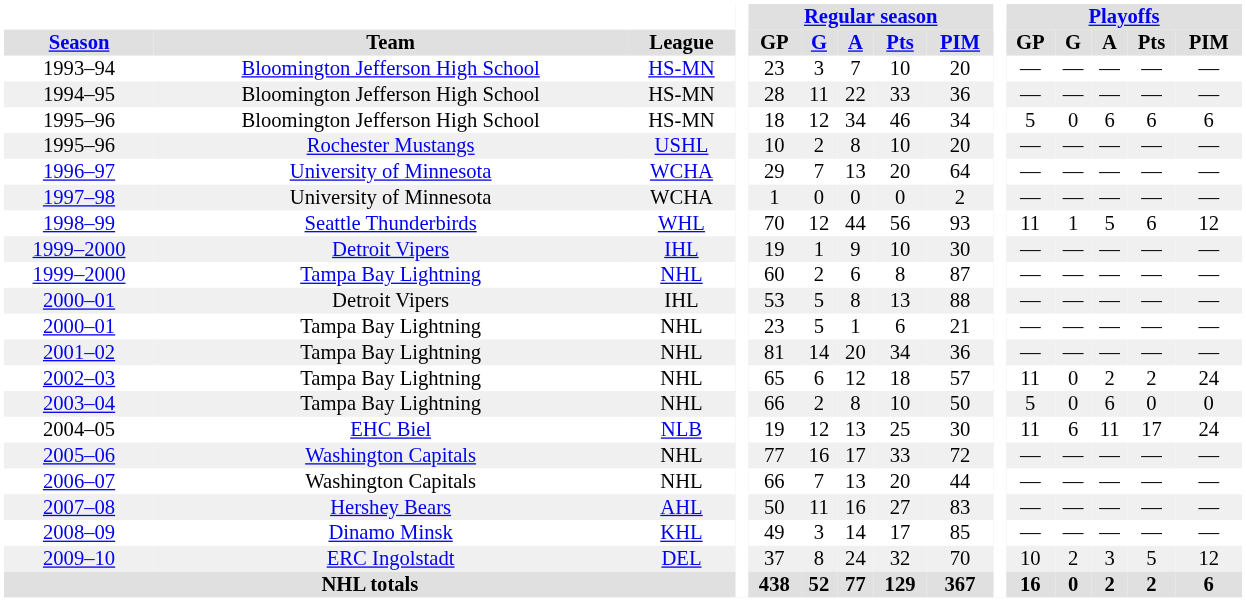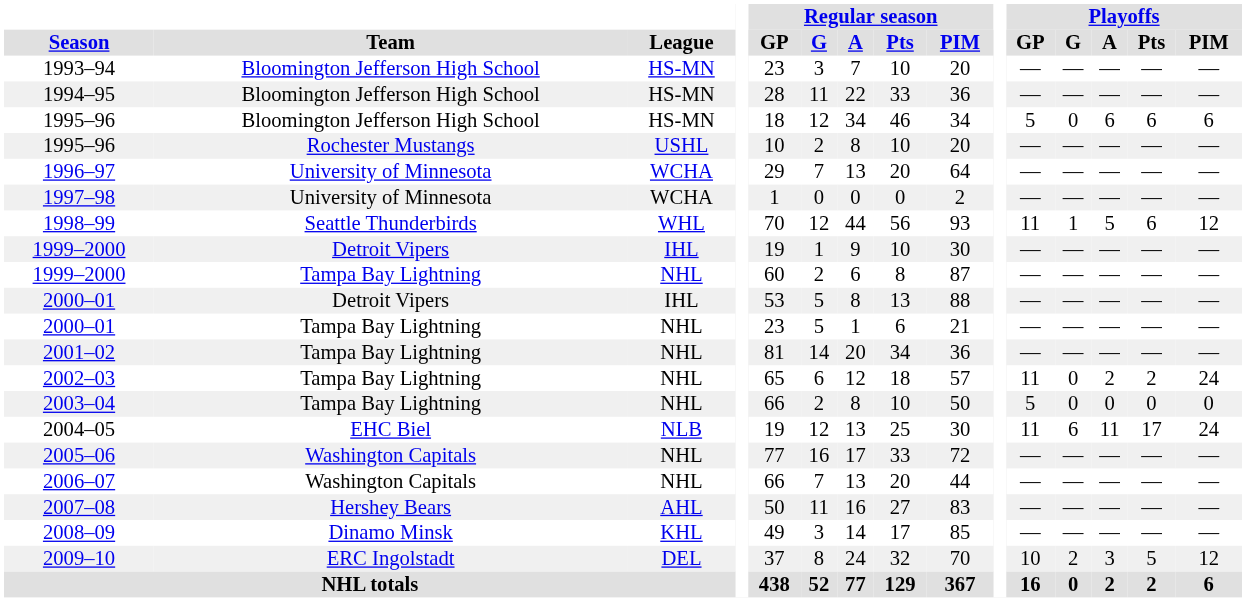(1110, 403) 6 -> (1110, 403) 0
